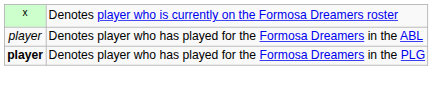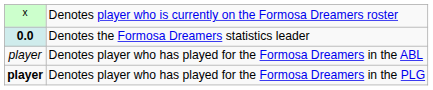+ row: (179, 36)
